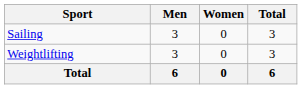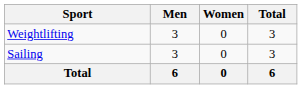rows swapped: (25, 34) <-> (40, 53)
